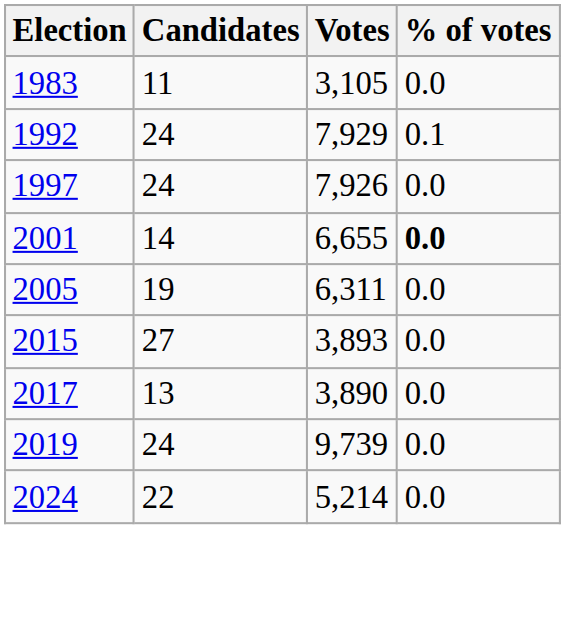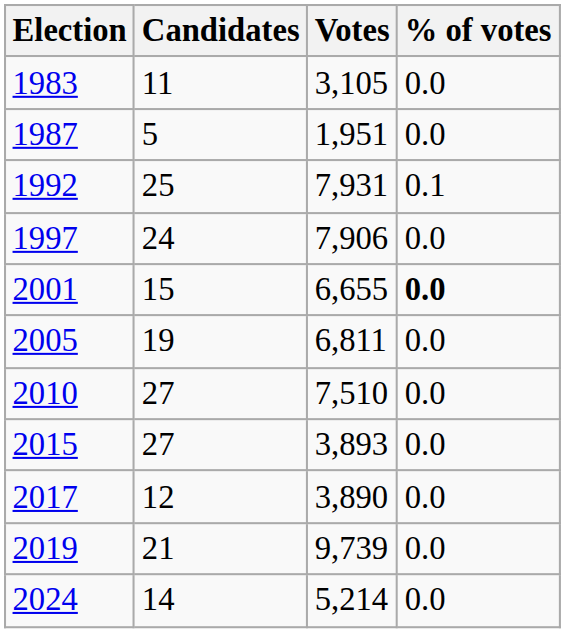+ row: (45, 133)
(158, 133) 24 -> (158, 185) 25
(351, 133) 7,929 -> (351, 185) 7,931
(351, 185) 7,926 -> (351, 237) 7,906
(158, 237) 14 -> (158, 289) 15
(351, 289) 6,311 -> (351, 340) 6,811
+ row: (45, 392)
(158, 392) 13 -> (158, 496) 12
(158, 444) 24 -> (158, 548) 21
(158, 496) 22 -> (158, 599) 14
